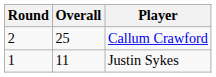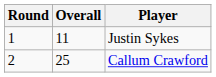rows swapped: (143, 60) <-> (158, 38)
